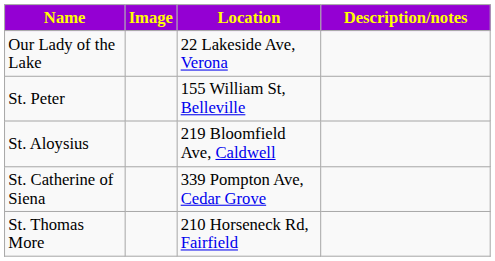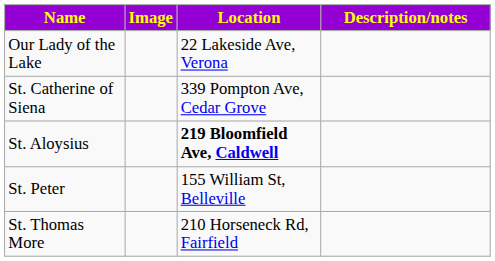rows swapped: (37, 98) <-> (61, 188)
(233, 143) normal -> (234, 143) bold
